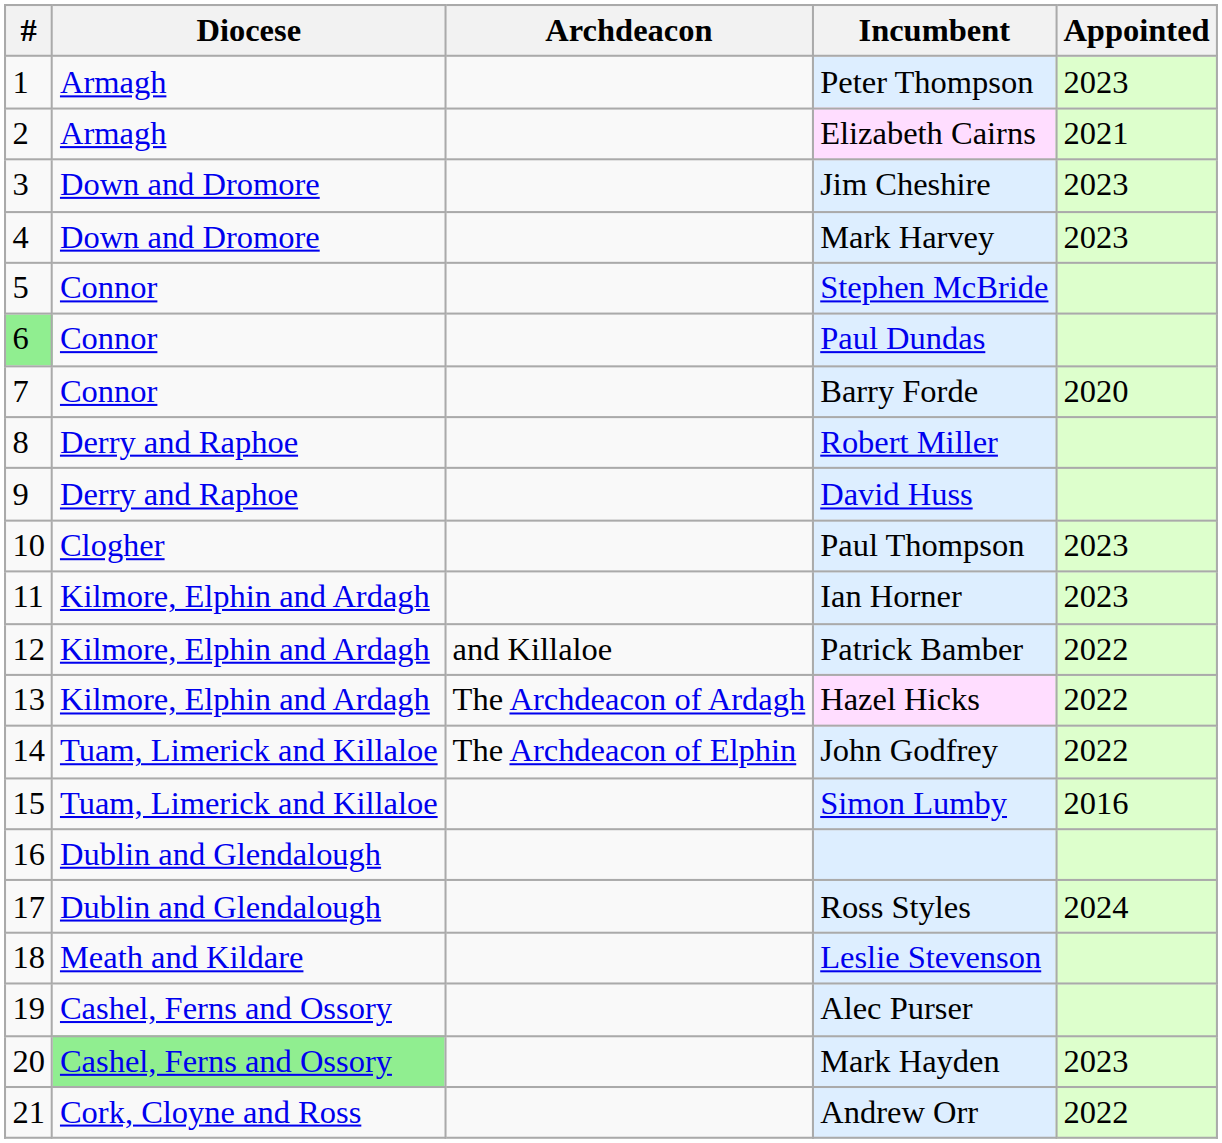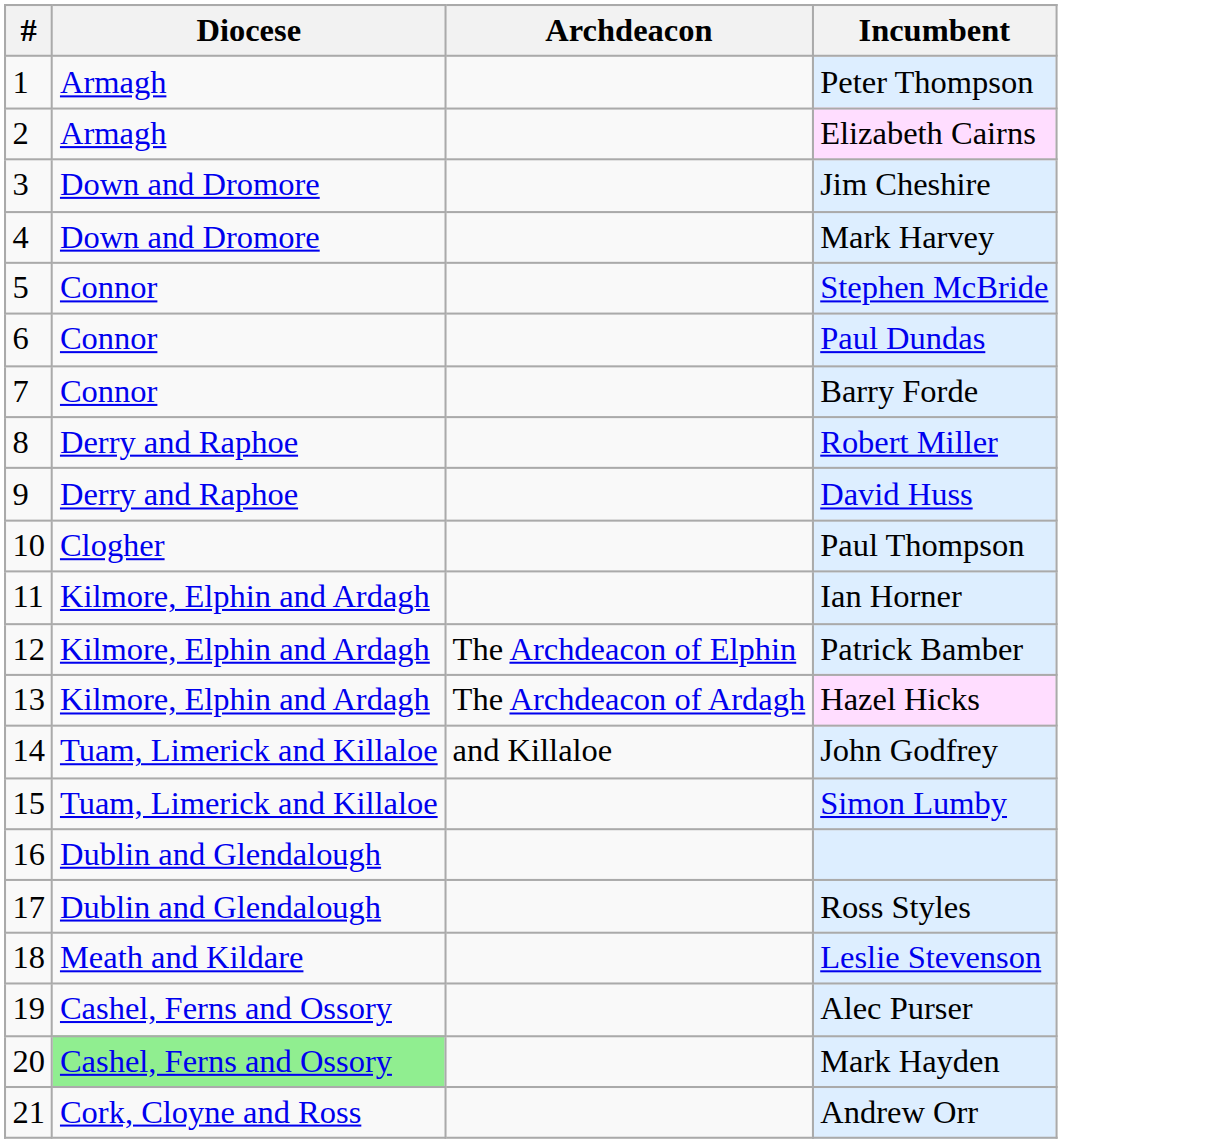- column: (1137, 30)
(21, 339) lightgreen background -> (21, 339) no background
(532, 648) and Killaloe -> (624, 648) The Archdeacon of Elphin
(624, 751) The Archdeacon of Elphin -> (532, 751) and Killaloe
